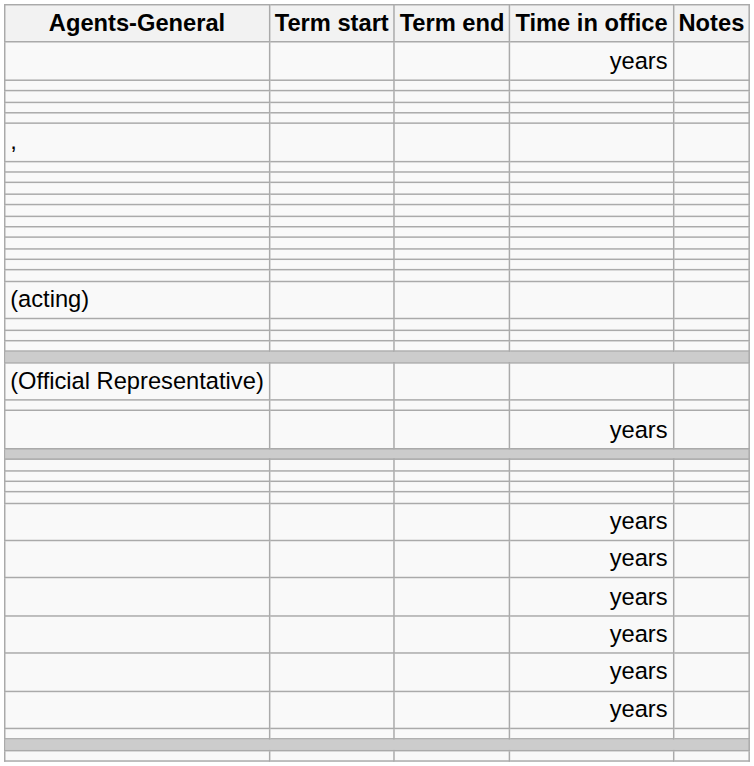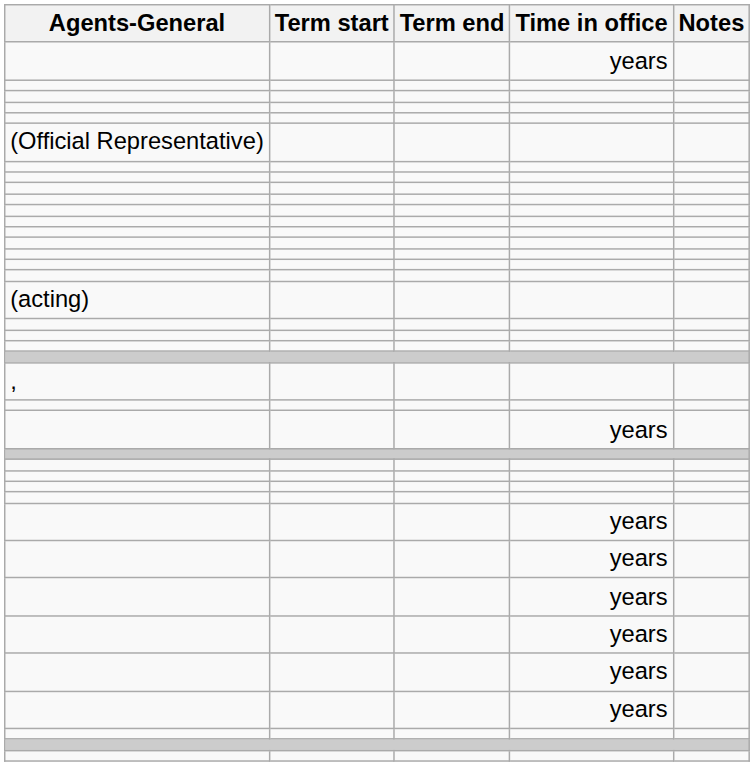rows swapped: (13, 142) <-> (137, 380)
